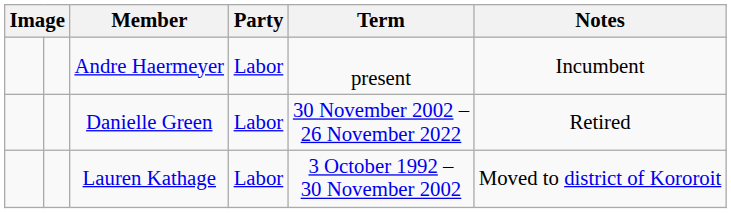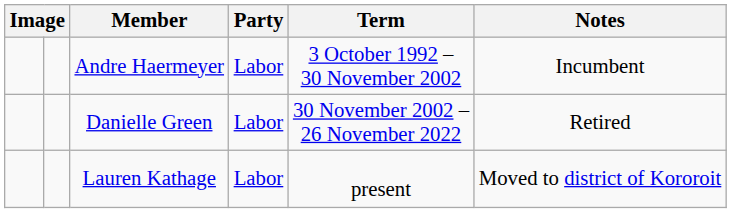(381, 77) present -> (381, 65) 3 October 1992 – 30 November 2002
(381, 178) 3 October 1992 – 30 November 2002 -> (381, 190) present
